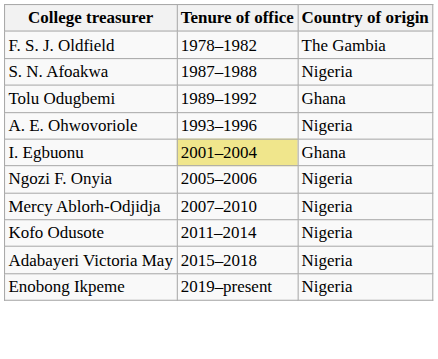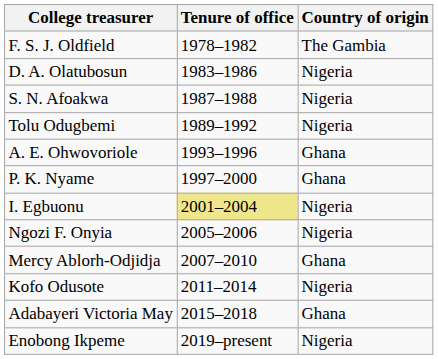+ row: (68, 71)
(324, 98) Ghana -> (327, 125) Nigeria
(327, 125) Nigeria -> (324, 152) Ghana
+ row: (51, 179)
(324, 152) Ghana -> (327, 206) Nigeria
(327, 206) Nigeria -> (324, 260) Ghana
(327, 260) Nigeria -> (324, 313) Ghana
